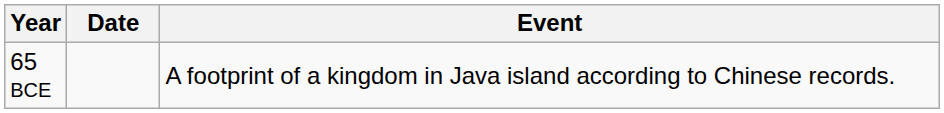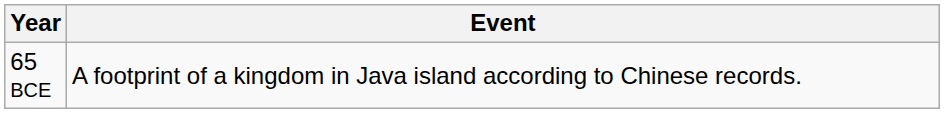- column: (113, 23)
